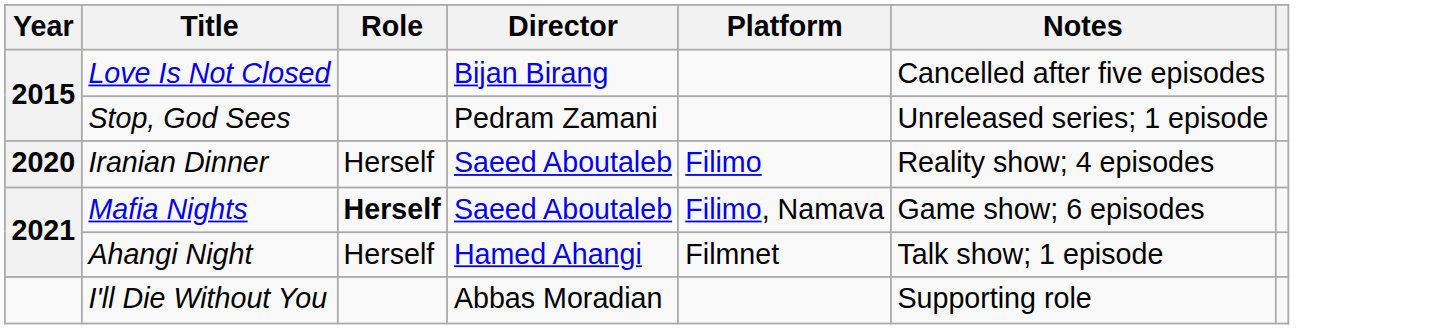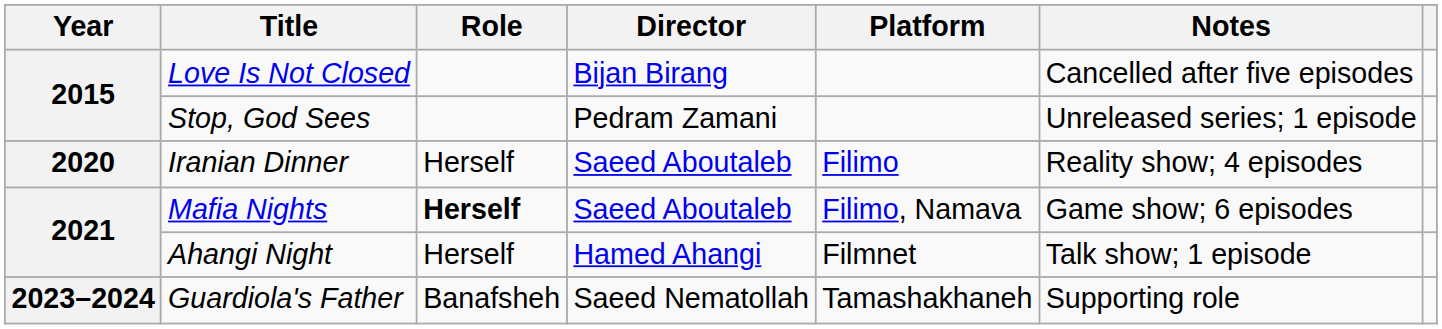+ row: (285, 299)
- row: (208, 299)
